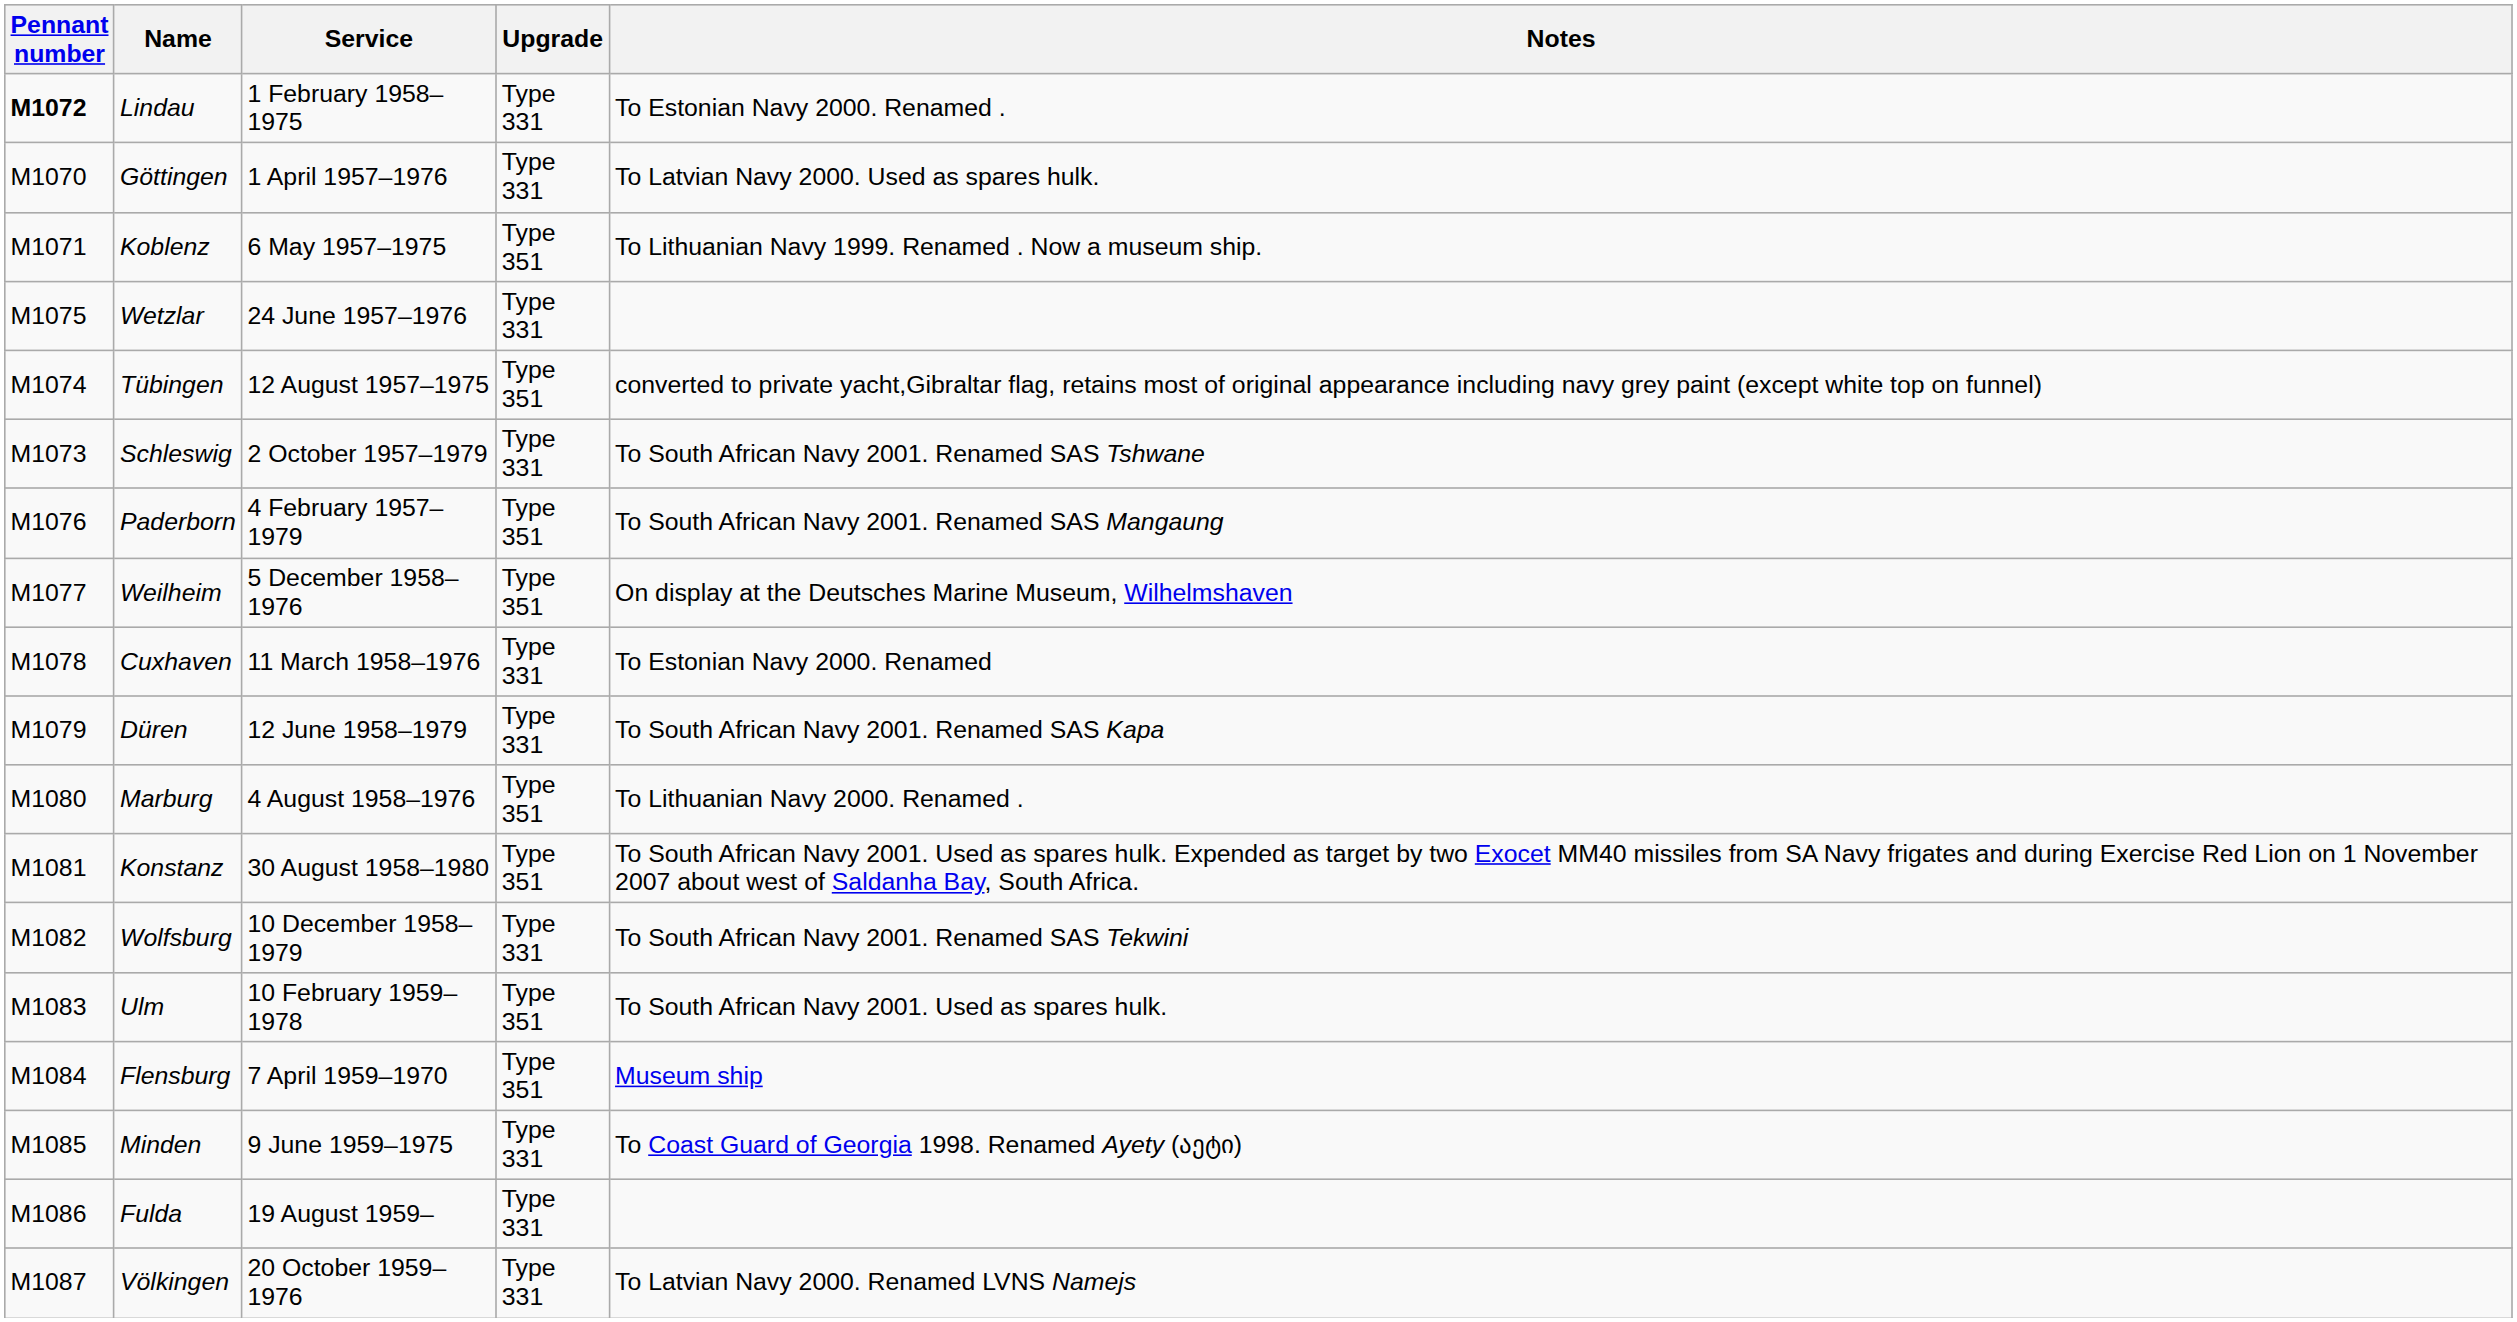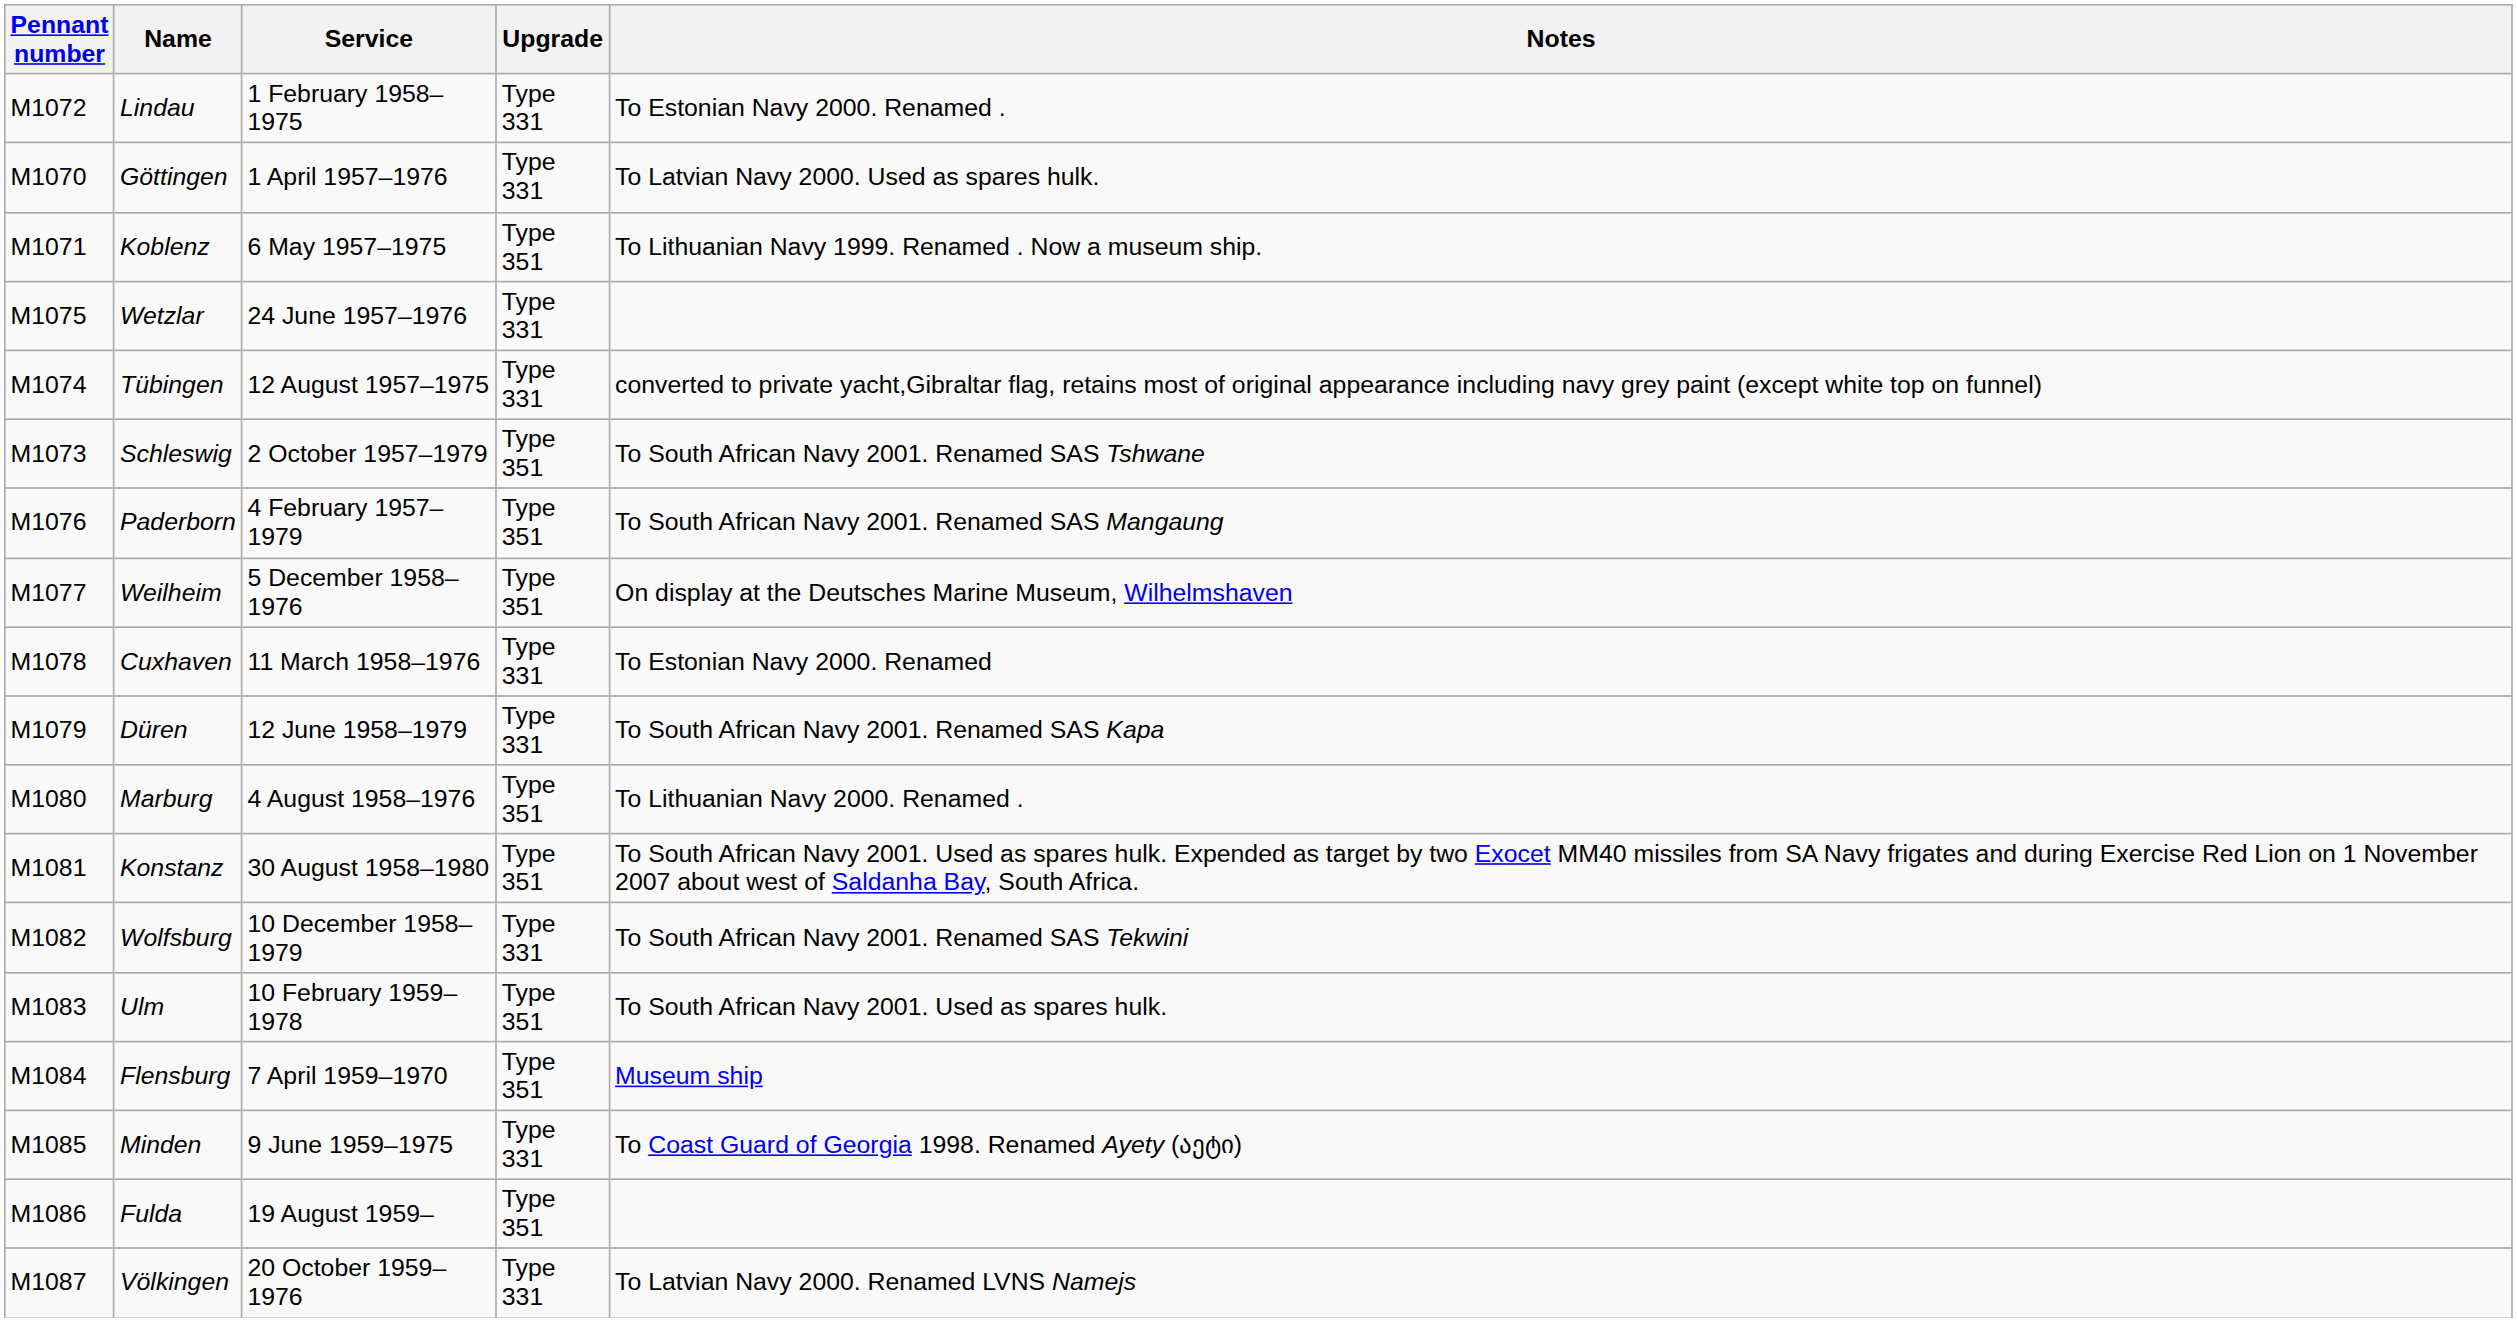(49, 107) bold -> (49, 107) normal
(529, 384) Type 351 -> (529, 384) Type 331
(529, 453) Type 331 -> (529, 453) Type 351
(529, 1213) Type 331 -> (529, 1213) Type 351
